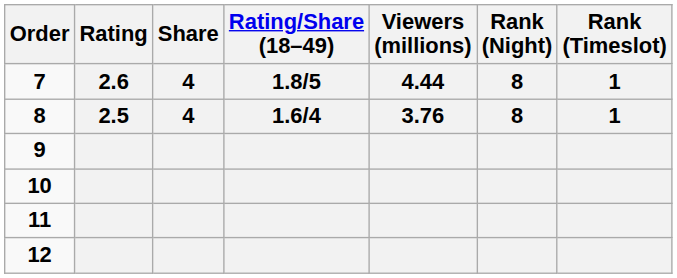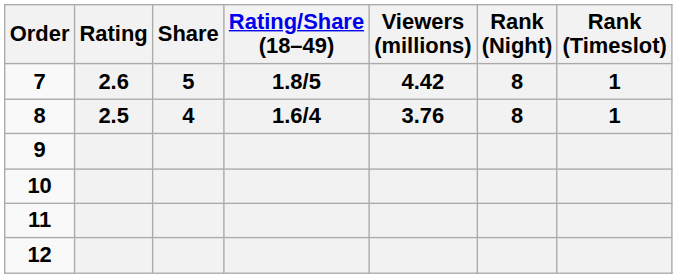(188, 81) 4 -> (188, 81) 5
(423, 81) 4.44 -> (423, 81) 4.42
